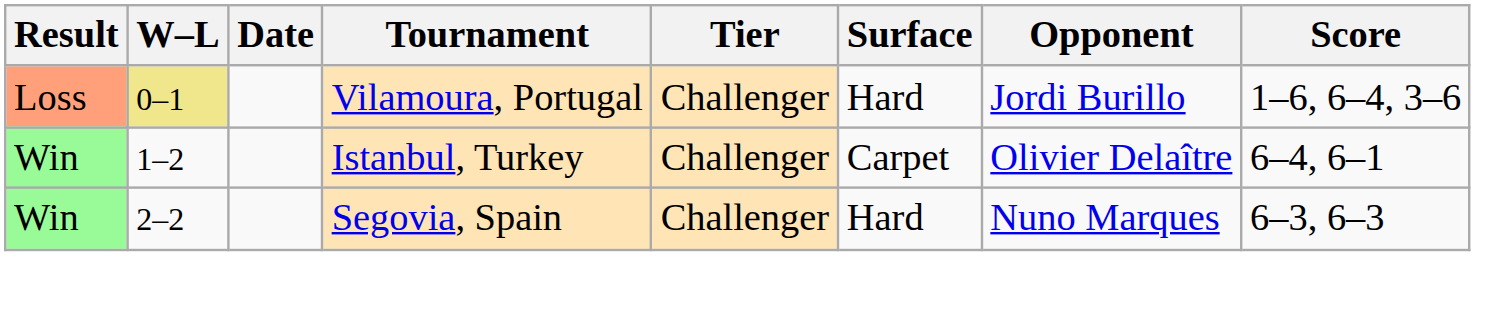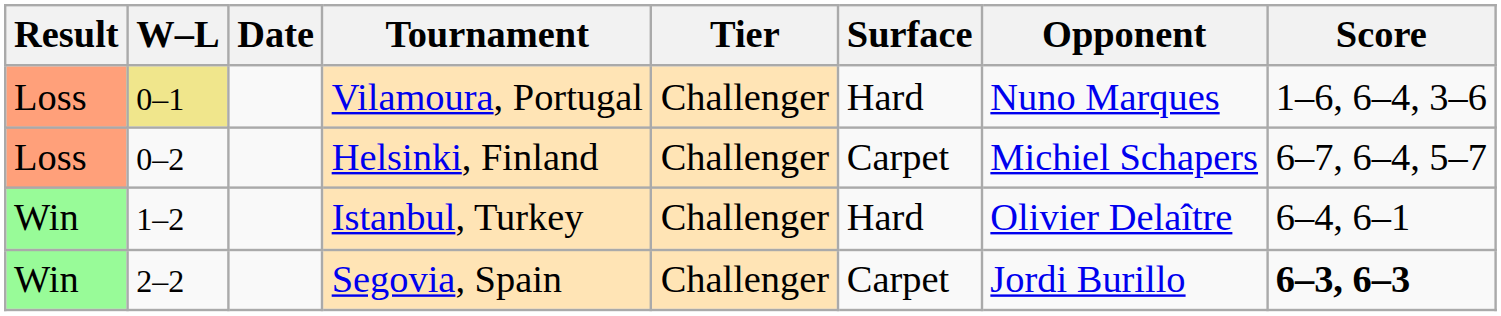(1088, 95) Jordi Burillo -> (1105, 95) Nuno Marques
+ row: (465, 156)
(898, 156) Carpet -> (885, 217) Hard
(885, 217) Hard -> (898, 278) Carpet
(1105, 217) Nuno Marques -> (1088, 278) Jordi Burillo
(1317, 217) normal -> (1343, 278) bold
